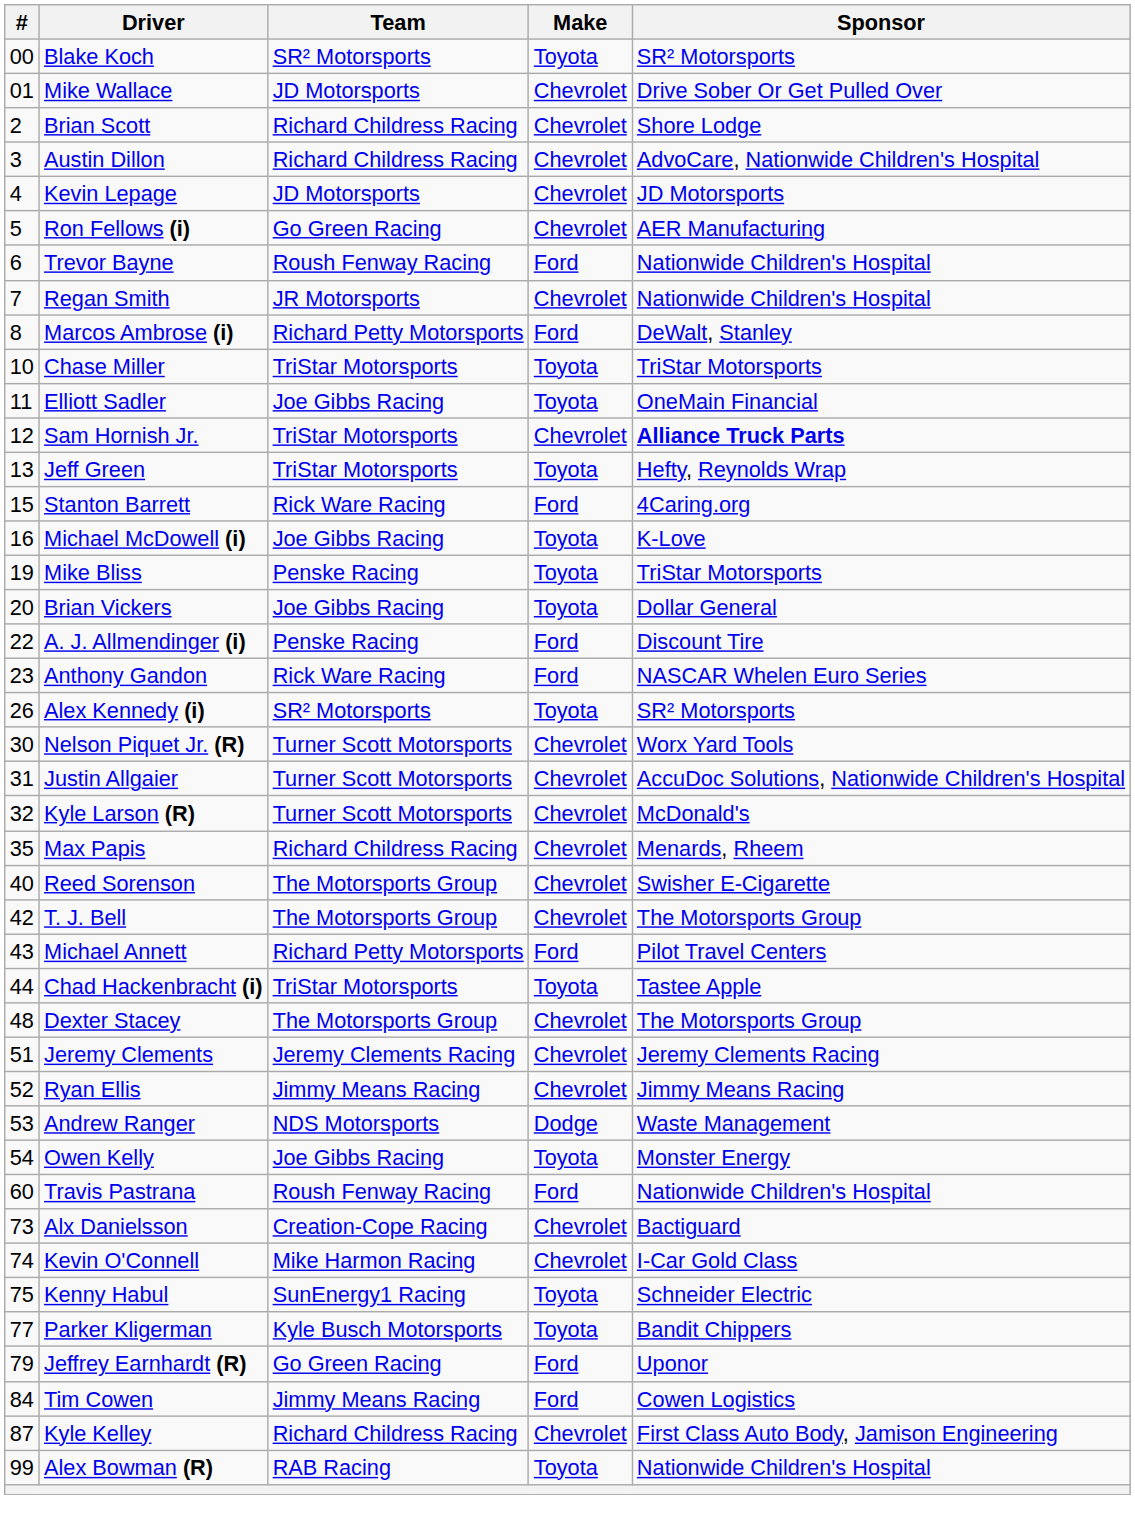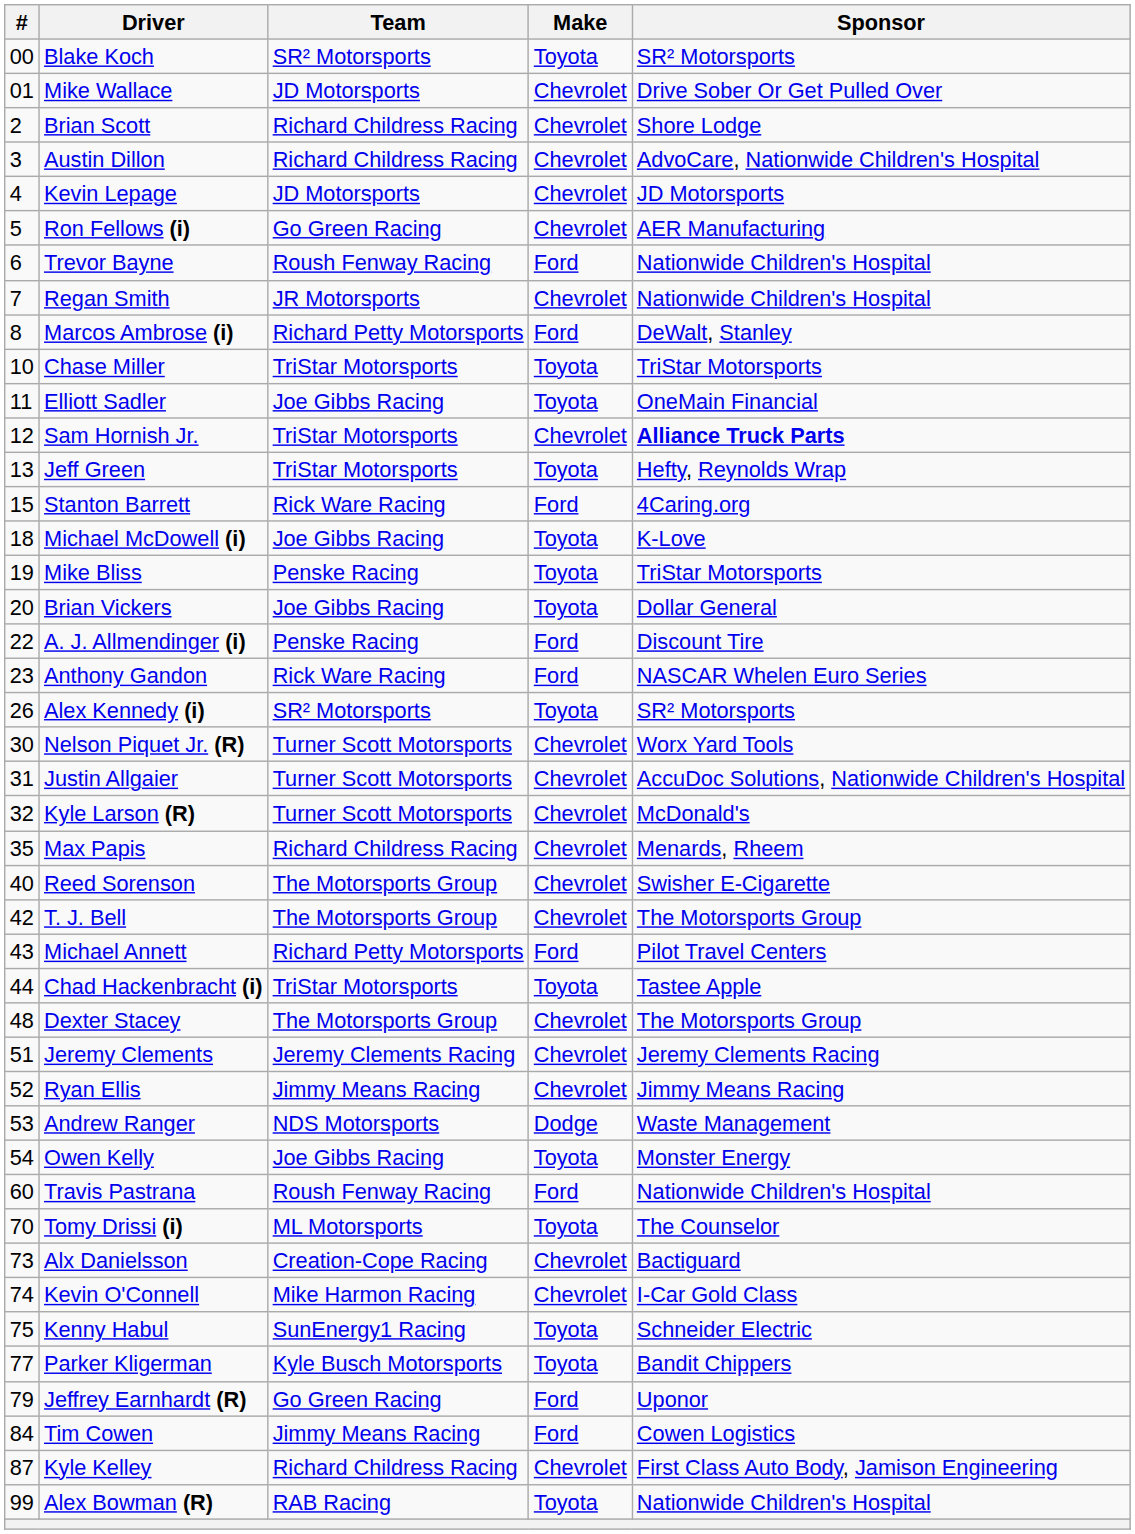(22, 538) 16 -> (22, 538) 18
+ row: (113, 1226)
